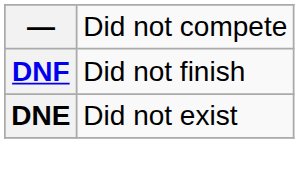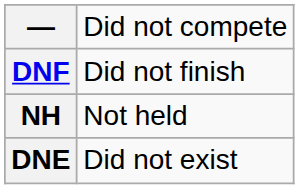+ row: (41, 115)
